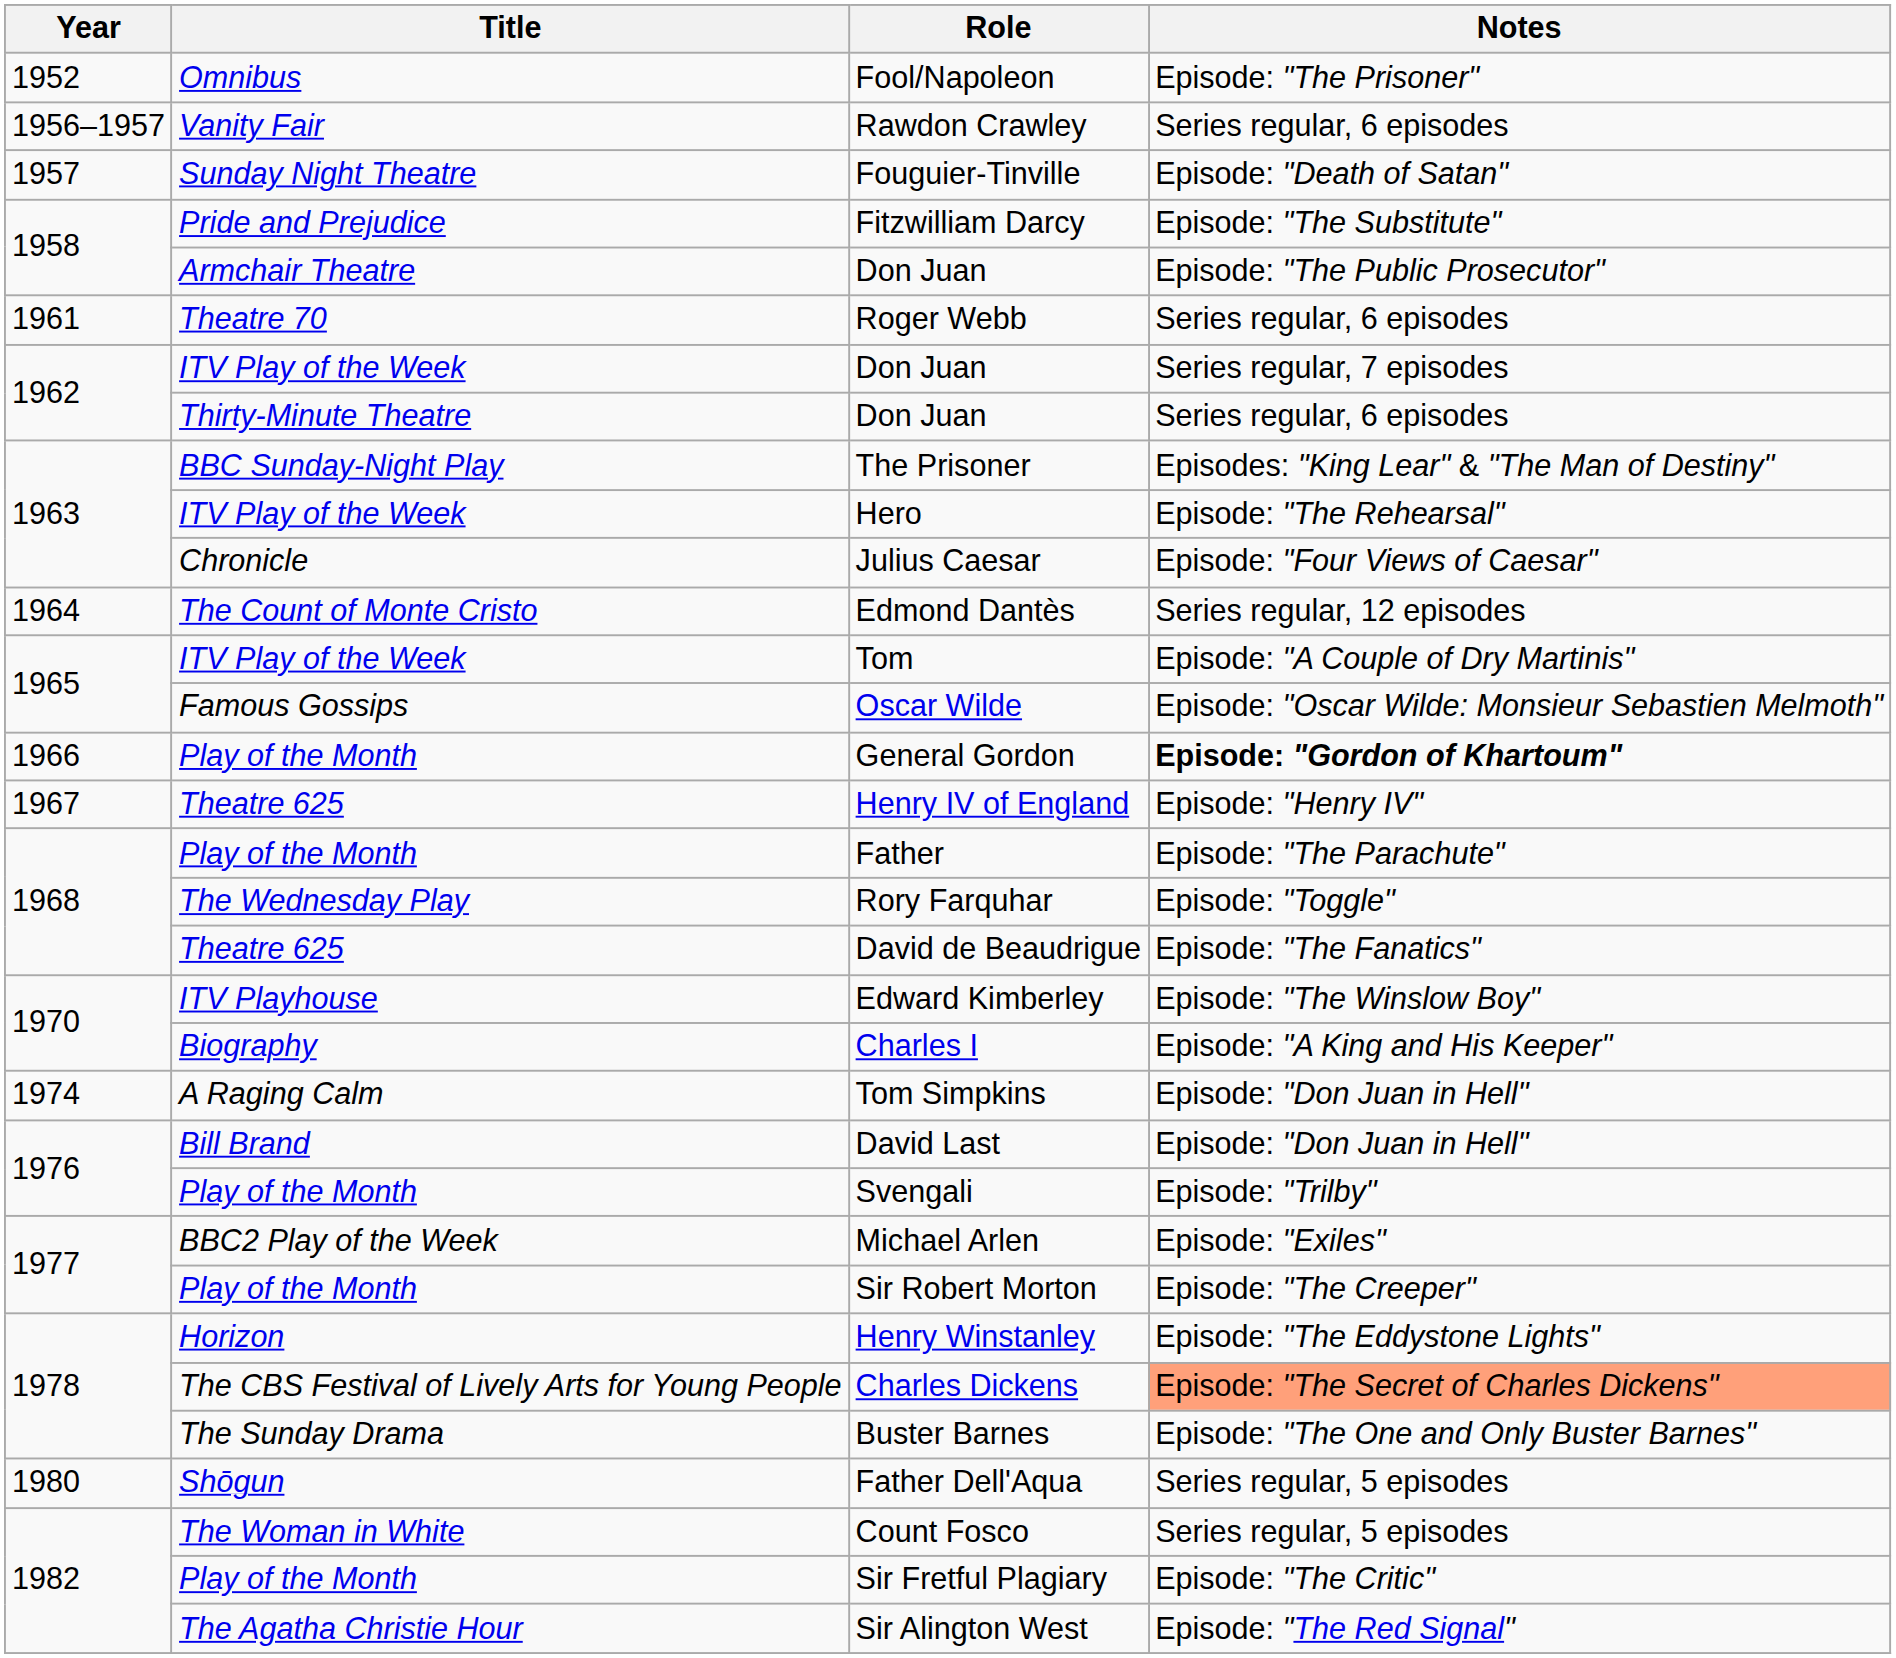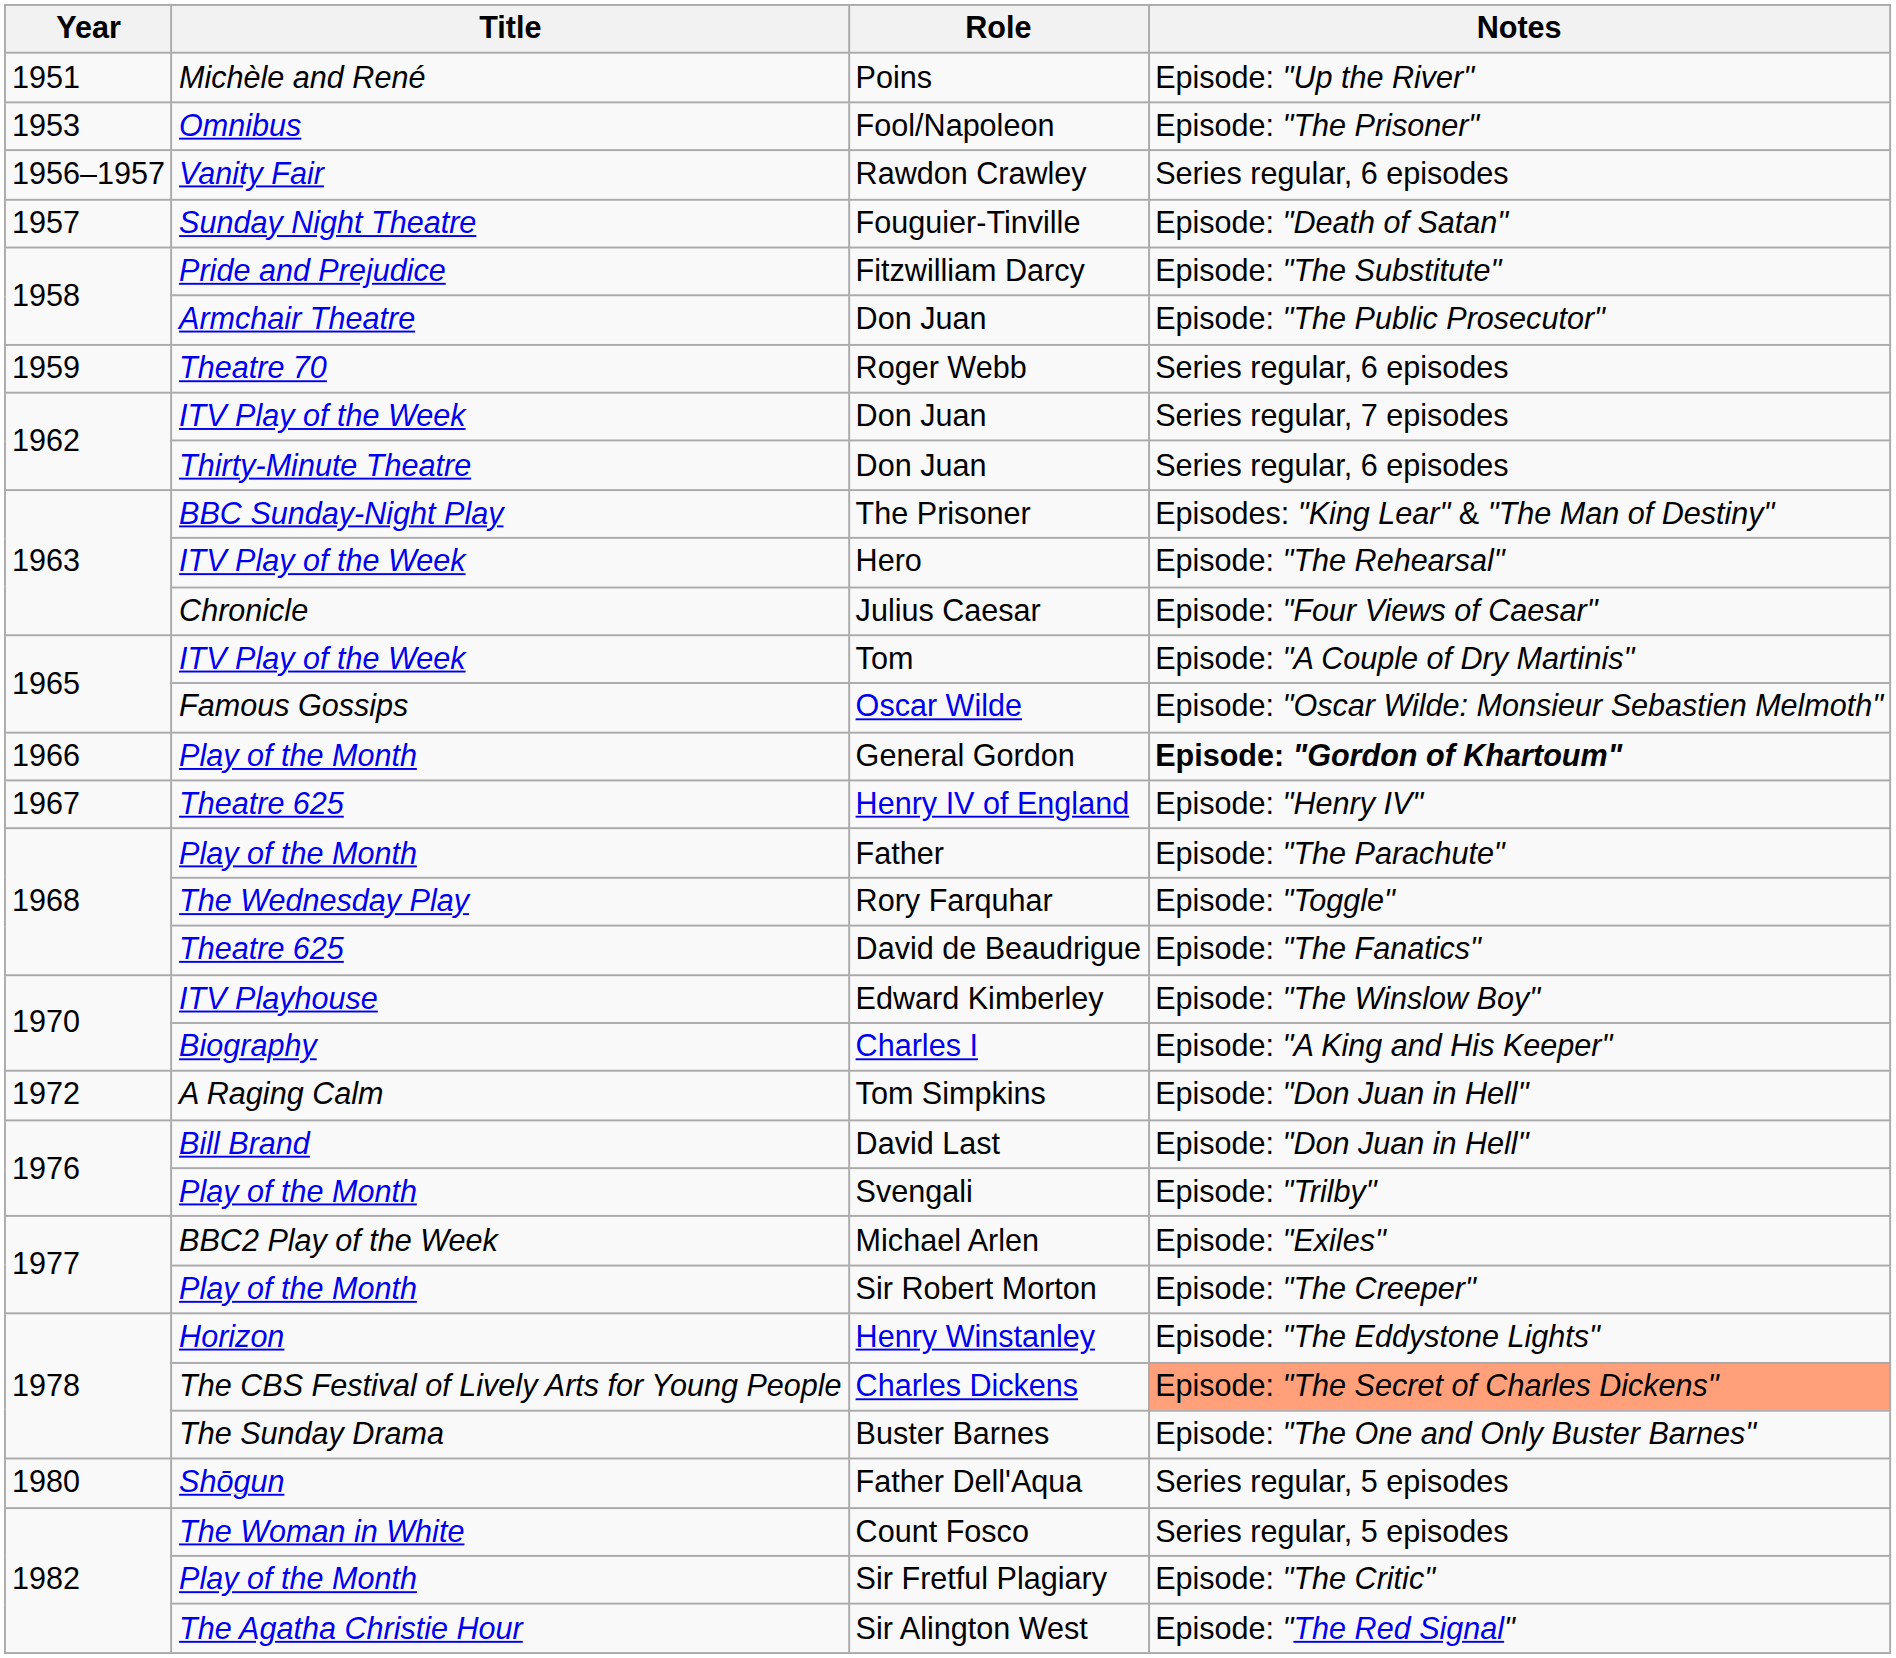+ row: (302, 77)
(46, 77) 1952 -> (46, 125) 1953
(46, 319) 1961 -> (46, 367) 1959
- row: (358, 610)
(46, 1094) 1974 -> (46, 1094) 1972
